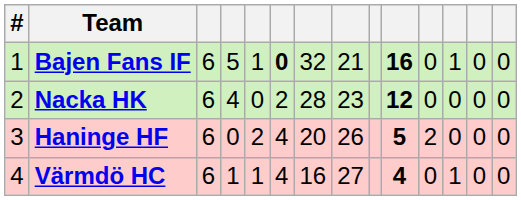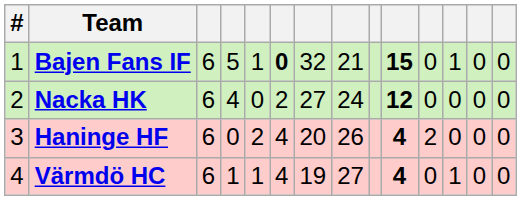(399, 61) 16 -> (399, 61) 15
(313, 99) 28 -> (313, 99) 27
(351, 99) 23 -> (351, 99) 24
(399, 137) 5 -> (399, 137) 4
(313, 175) 16 -> (313, 175) 19
